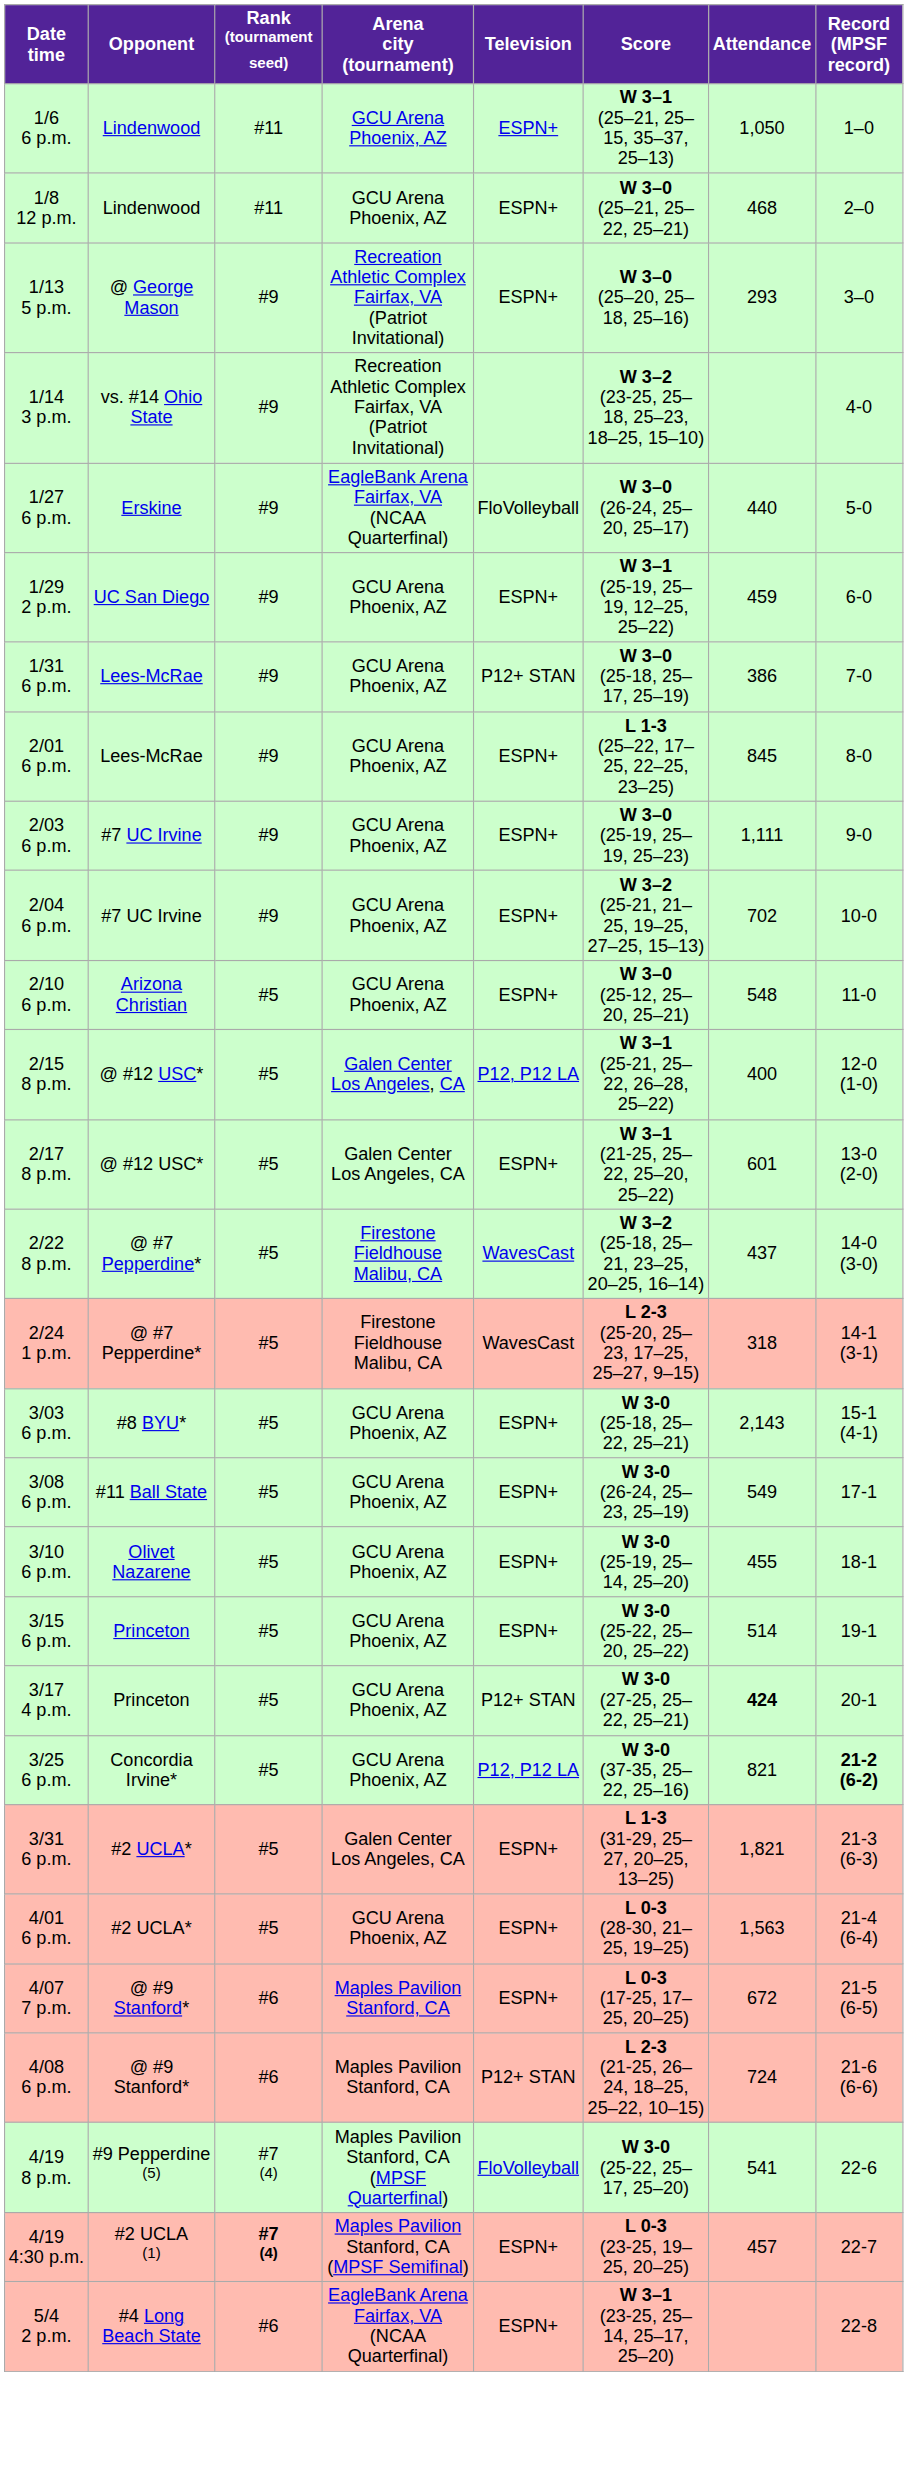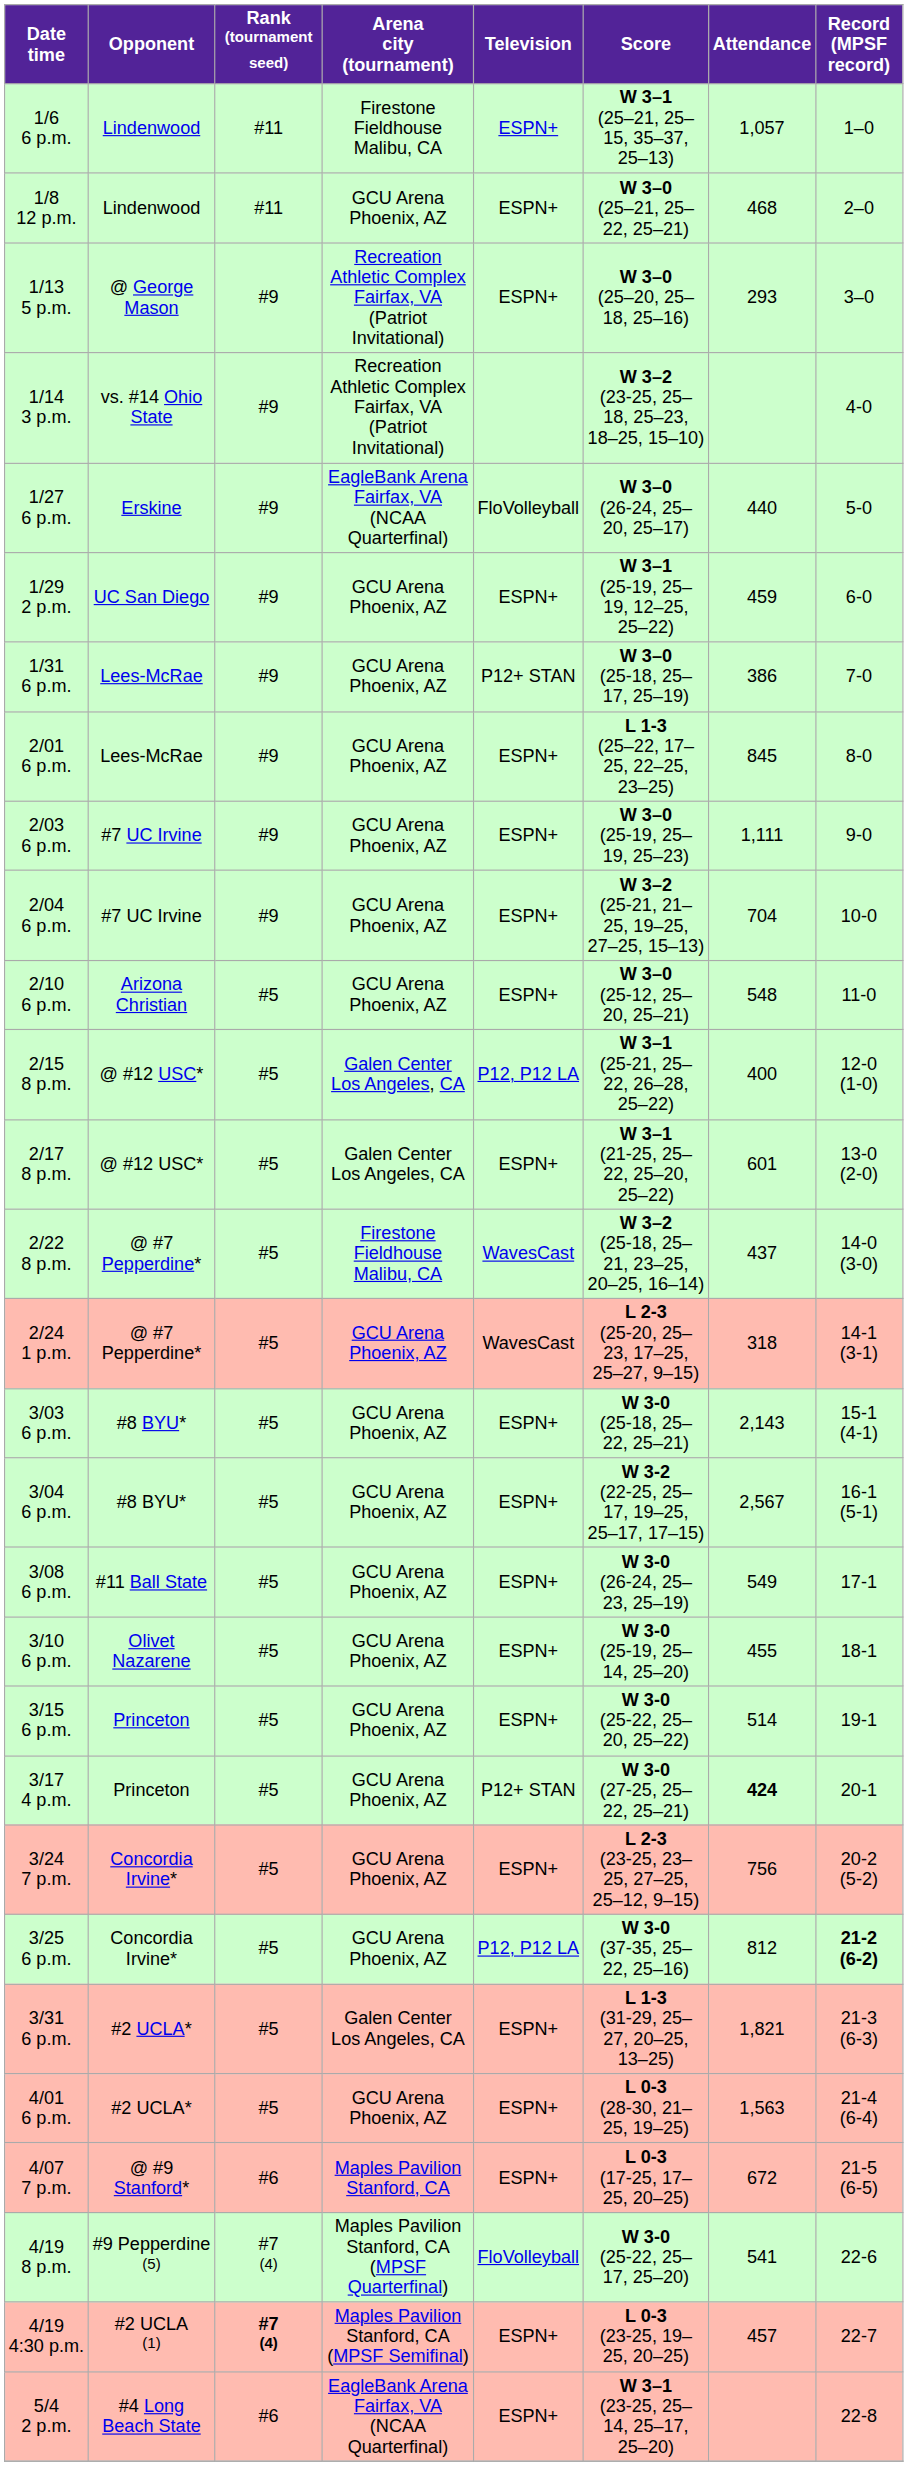(398, 128) GCU Arena Phoenix, AZ -> (398, 128) Firestone Fieldhouse Malibu, CA
(762, 128) 1,050 -> (762, 128) 1,057
(762, 915) 702 -> (762, 915) 704
(398, 1343) Firestone Fieldhouse Malibu, CA -> (398, 1343) GCU Arena Phoenix, AZ
+ row: (46, 1502)
+ row: (46, 1869)
(762, 1769) 821 -> (762, 1949) 812
- row: (46, 2077)
